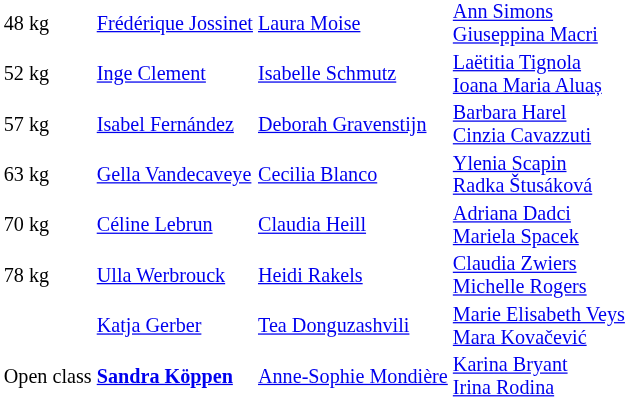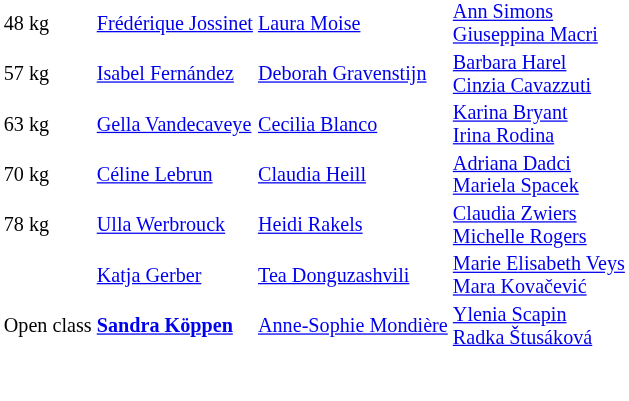- row: (26, 73)
(523, 174) Ylenia Scapin Radka Štusáková -> (510, 124) Karina Bryant Irina Rodina
(510, 376) Karina Bryant Irina Rodina -> (523, 325) Ylenia Scapin Radka Štusáková
